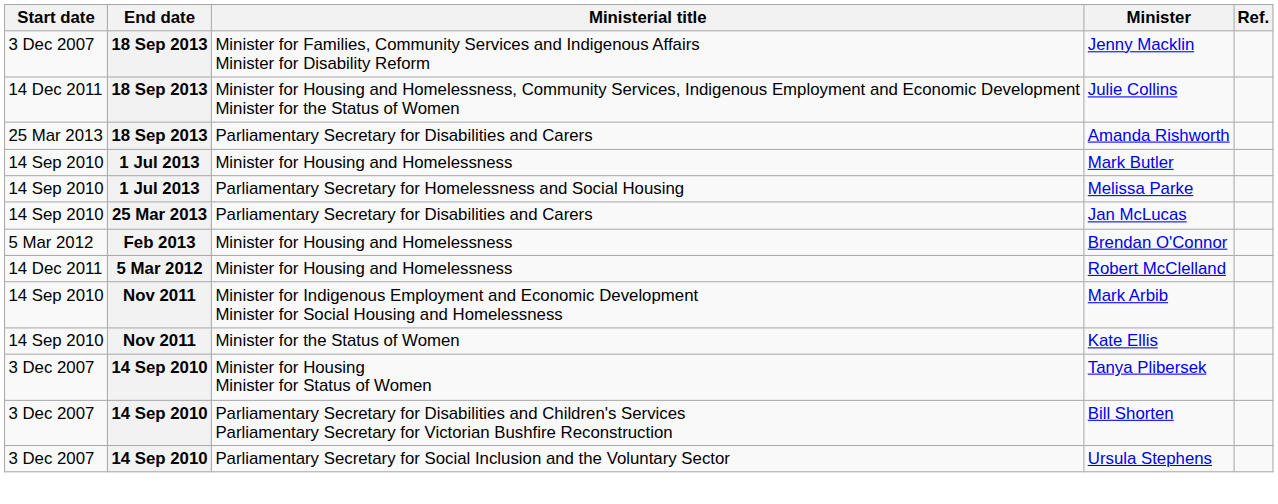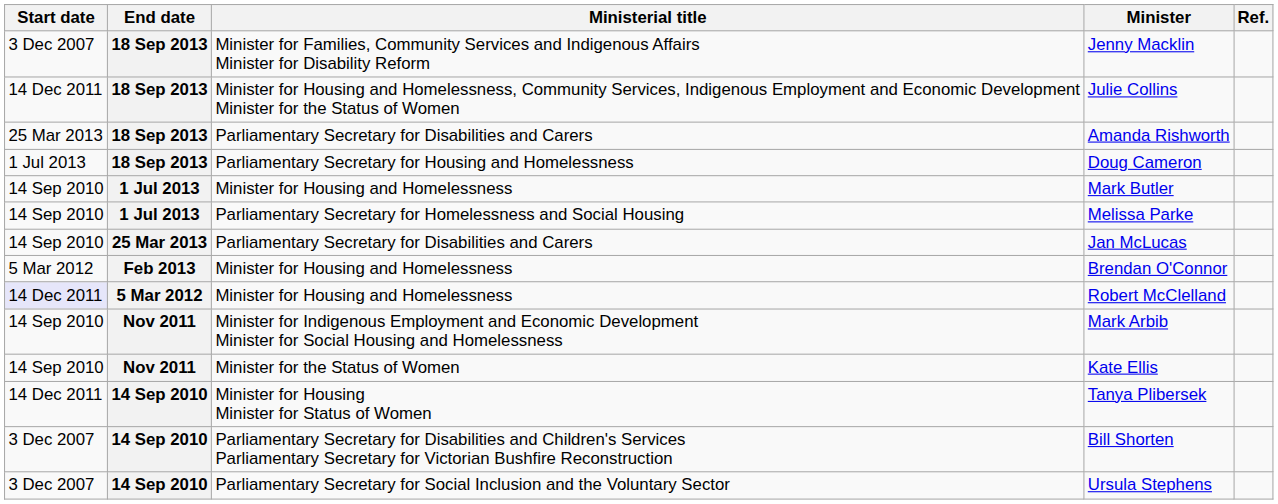+ row: (1145, 162)
(55, 268) no background -> (55, 295) lavender background
(51, 367) 3 Dec 2007 -> (55, 394) 14 Dec 2011
